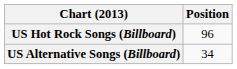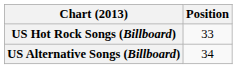(208, 34) 96 -> (208, 34) 33
